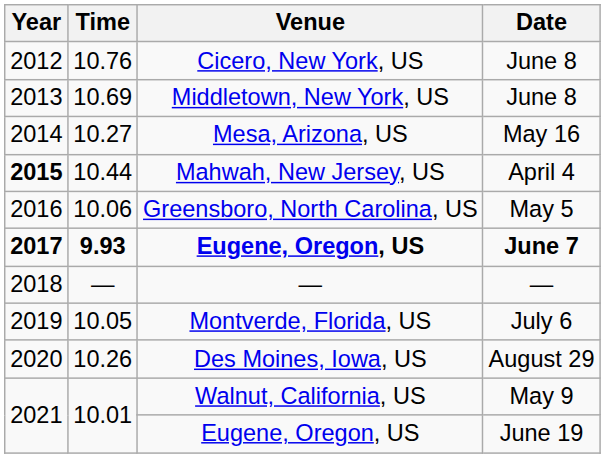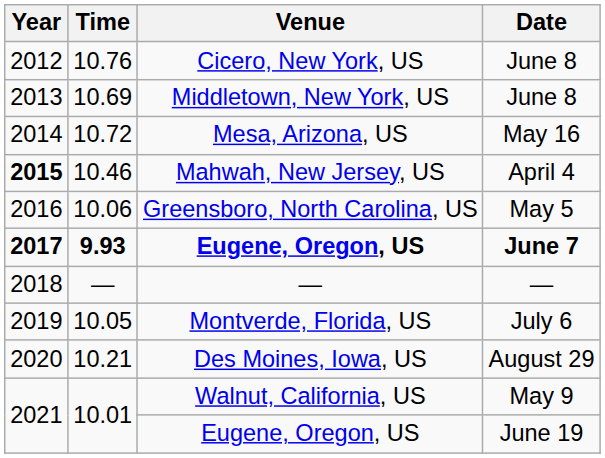(103, 135) 10.27 -> (103, 135) 10.72
(103, 172) 10.44 -> (103, 172) 10.46
(103, 358) 10.26 -> (103, 358) 10.21
